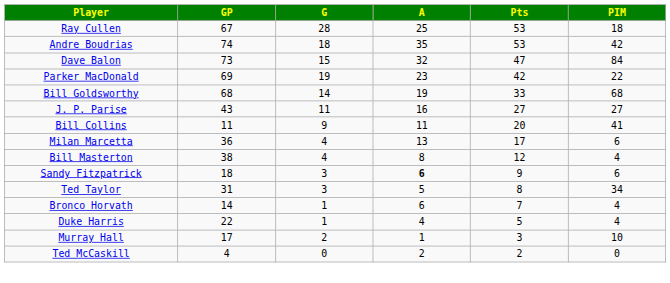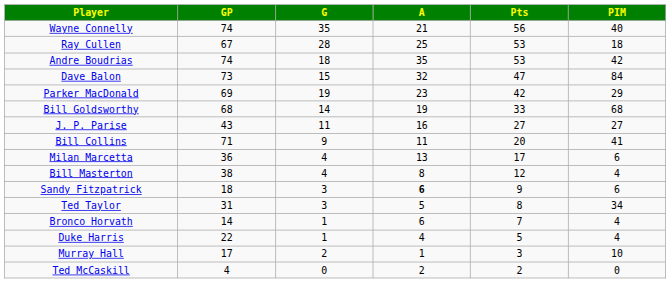+ row: (91, 29)
(617, 77) 22 -> (617, 93) 29
(227, 125) 11 -> (227, 141) 71
